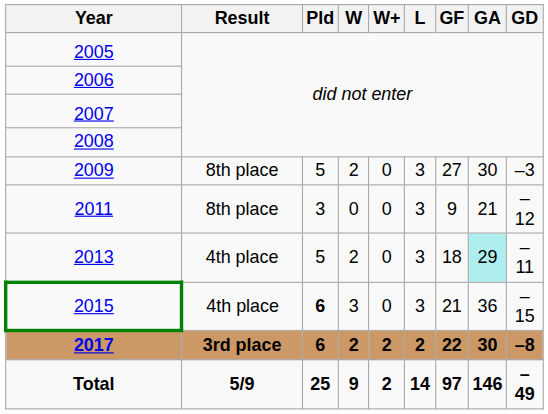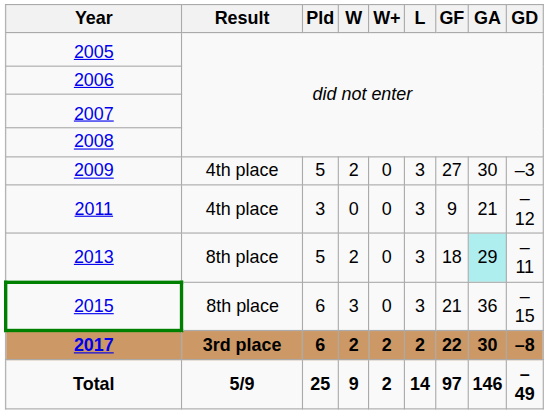(242, 170) 8th place -> (242, 170) 4th place
(242, 209) 8th place -> (242, 209) 4th place
(242, 257) 4th place -> (242, 257) 8th place
(243, 306) 4th place -> (243, 306) 8th place
(320, 306) bold -> (320, 306) normal
